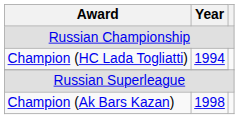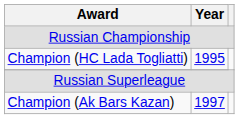(210, 59) 1994 -> (210, 59) 1995
(210, 102) 1998 -> (210, 102) 1997
